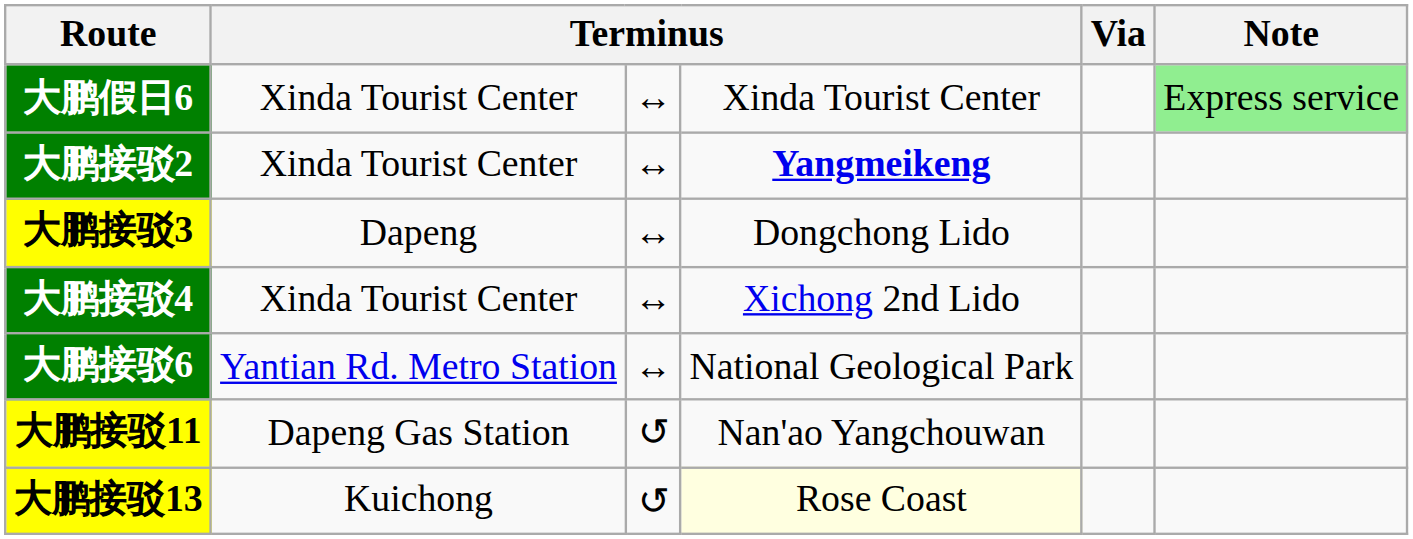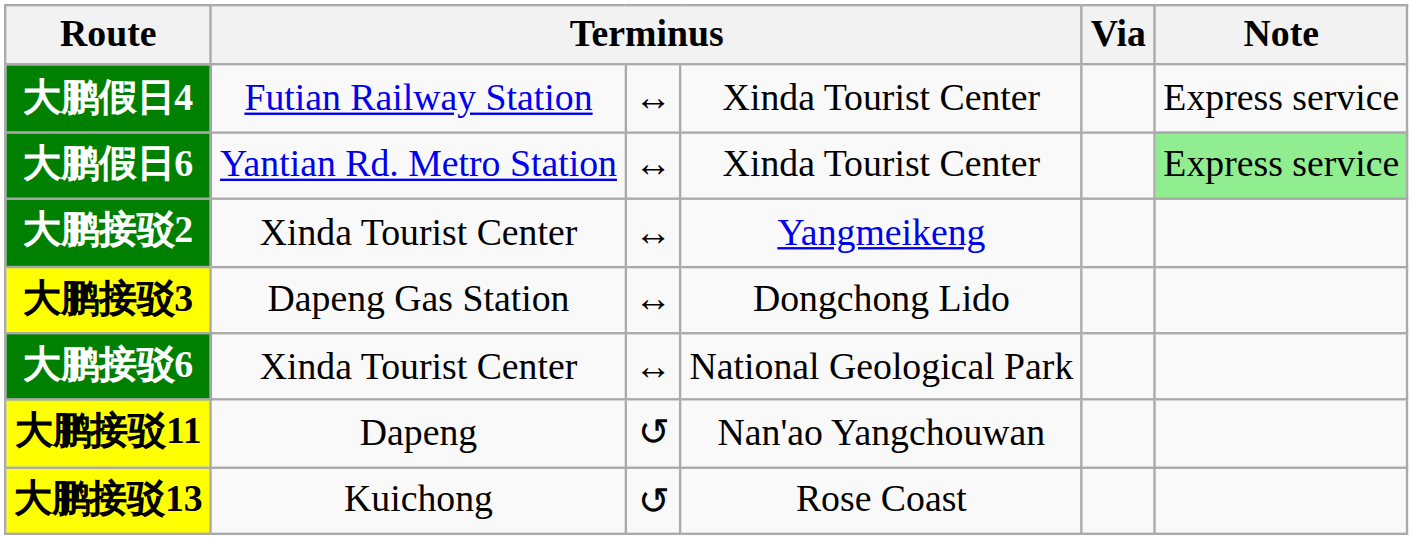+ row: (108, 96)
(419, 97) Xinda Tourist Center -> (419, 164) Yantian Rd. Metro Station
(881, 164) bold -> (881, 231) normal
(418, 231) Dapeng -> (418, 298) Dapeng Gas Station
- row: (108, 297)
(419, 365) Yantian Rd. Metro Station -> (419, 365) Xinda Tourist Center
(418, 432) Dapeng Gas Station -> (418, 432) Dapeng
(881, 499) lightyellow background -> (881, 499) no background
